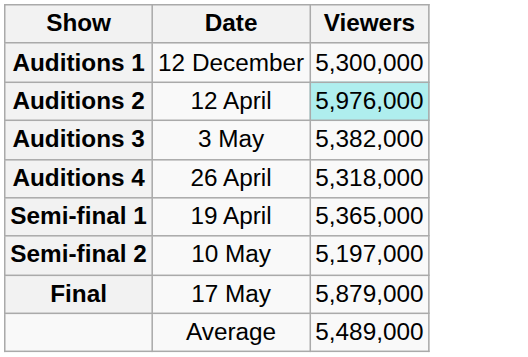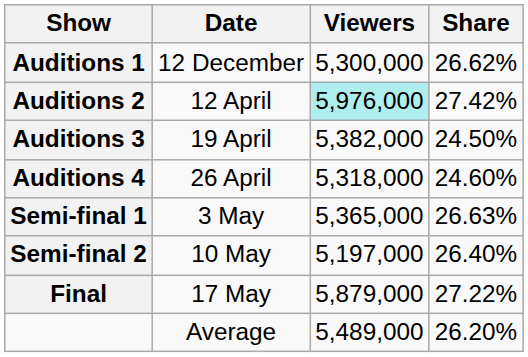+ column: (476, 23)
(231, 139) 3 May -> (231, 139) 19 April
(231, 216) 19 April -> (231, 216) 3 May
